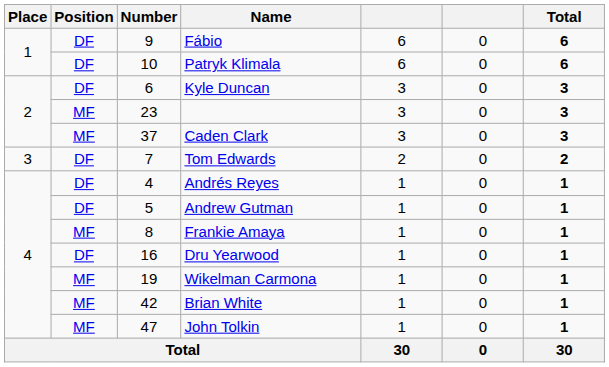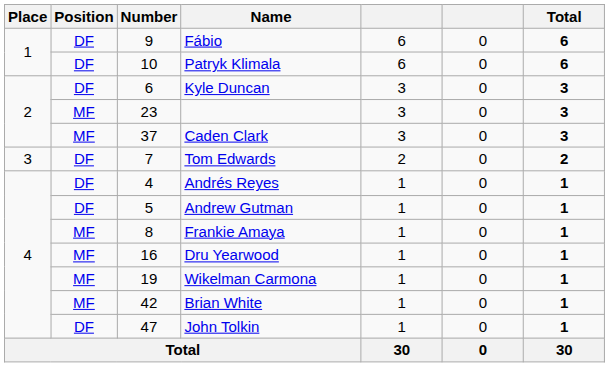(84, 255) DF -> (84, 255) MF
(84, 326) MF -> (84, 326) DF
